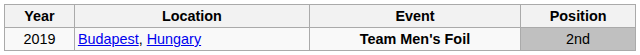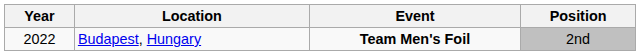(40, 39) 2019 -> (40, 39) 2022
